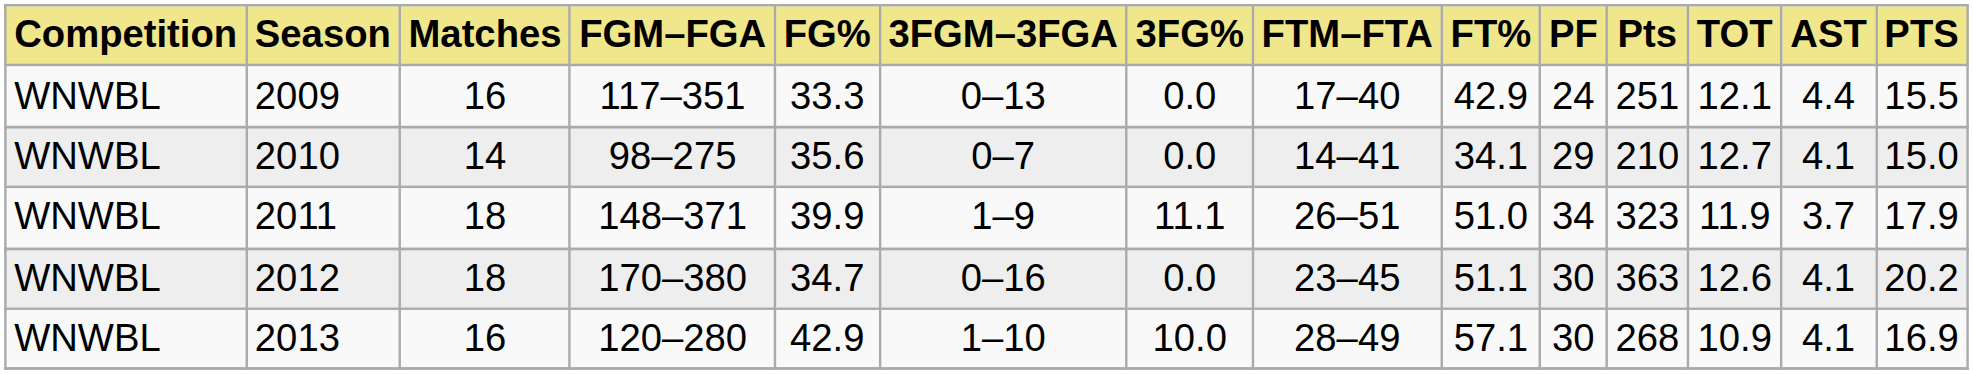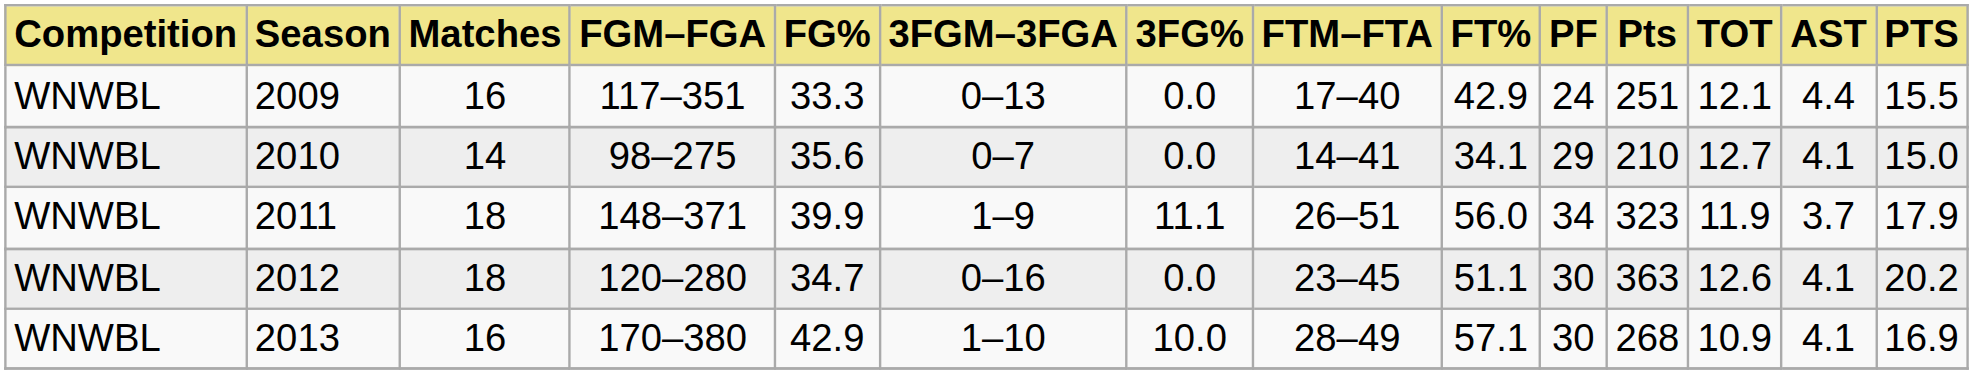(1491, 216) 51.0 -> (1491, 216) 56.0
(673, 277) 170–380 -> (673, 277) 120–280
(673, 338) 120–280 -> (673, 338) 170–380
